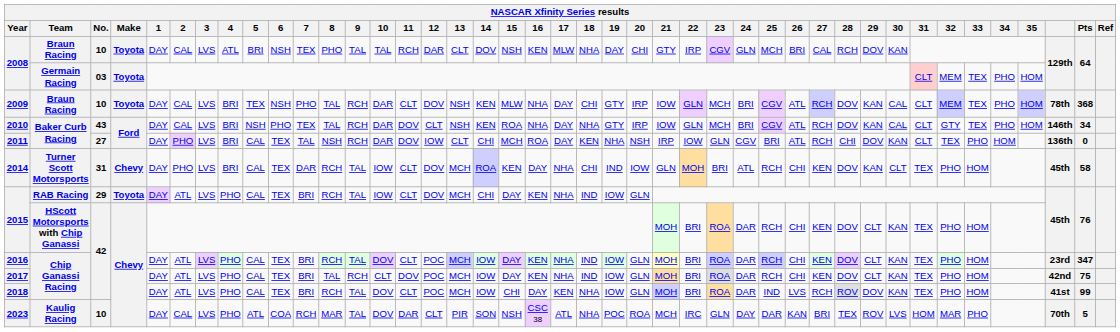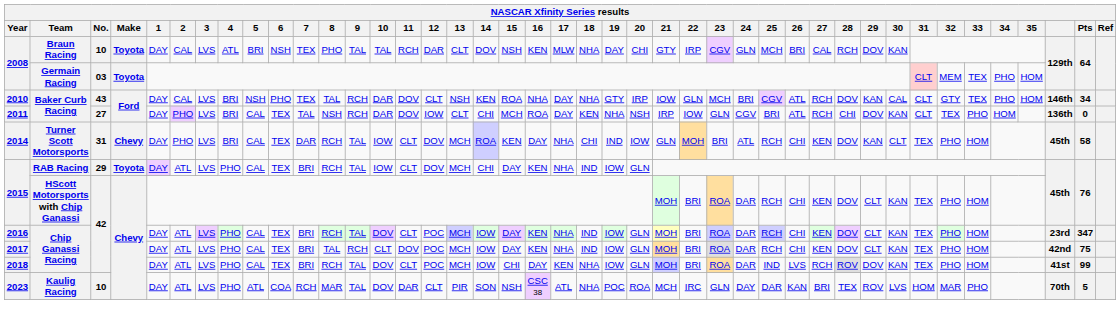- row: (17, 104)
(183, 313) CAL -> (183, 286) ATL
